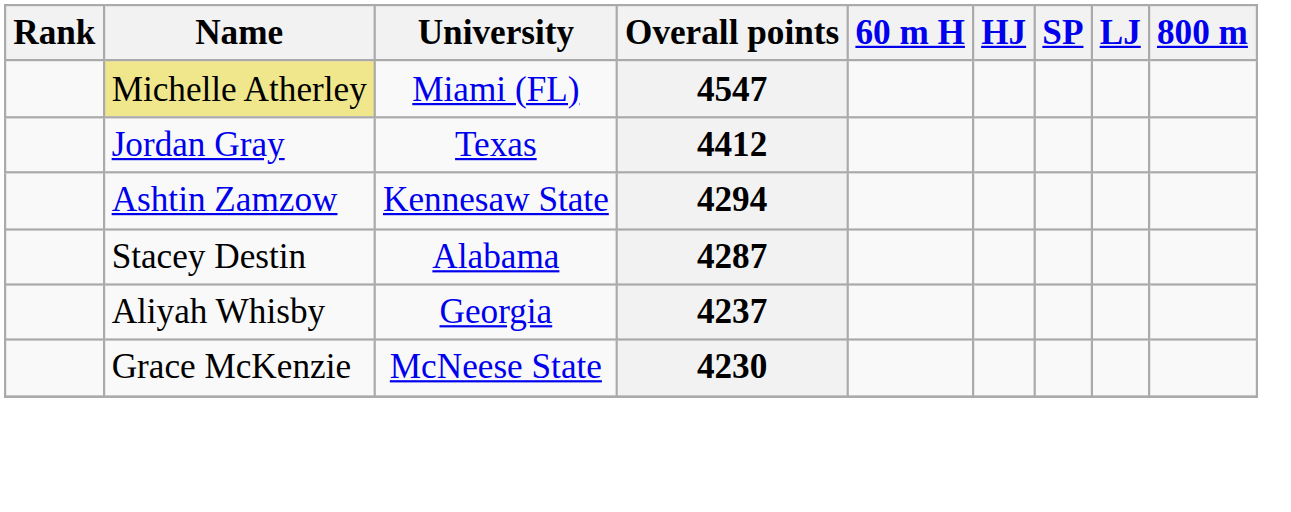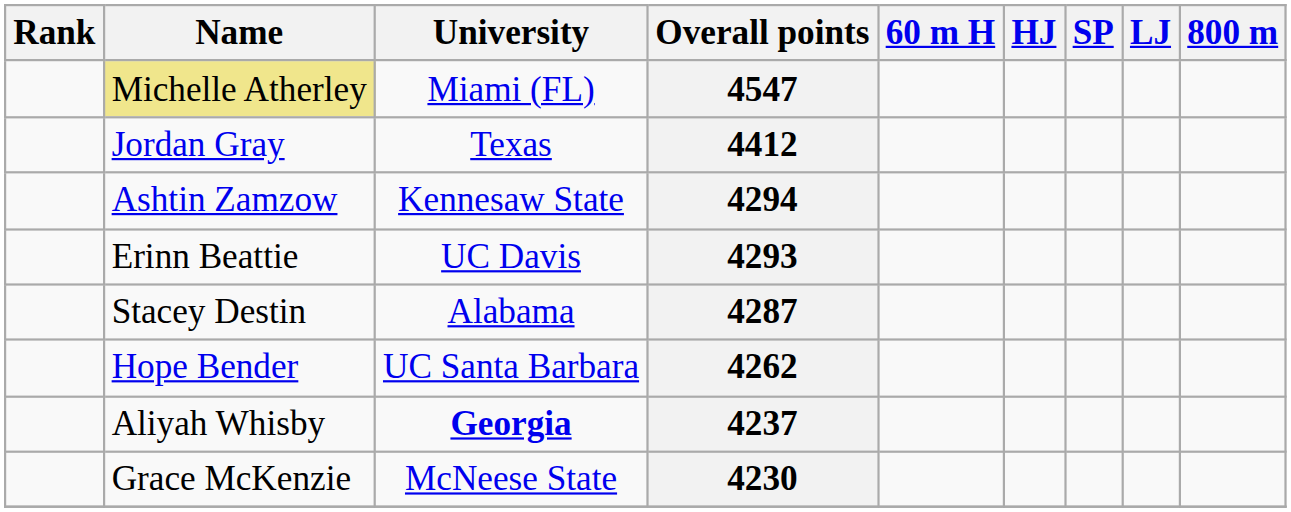+ row: (762, 255)
+ row: (762, 367)
(496, 311) normal -> (511, 423) bold
